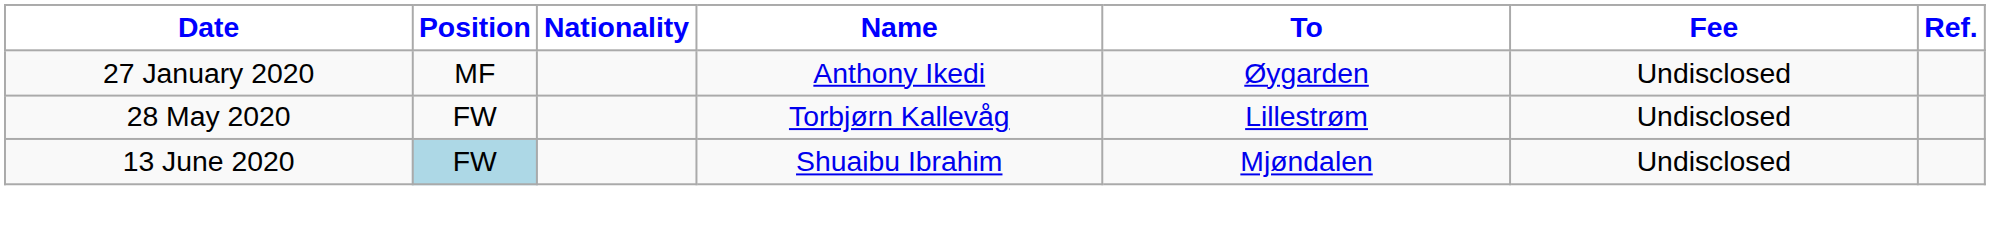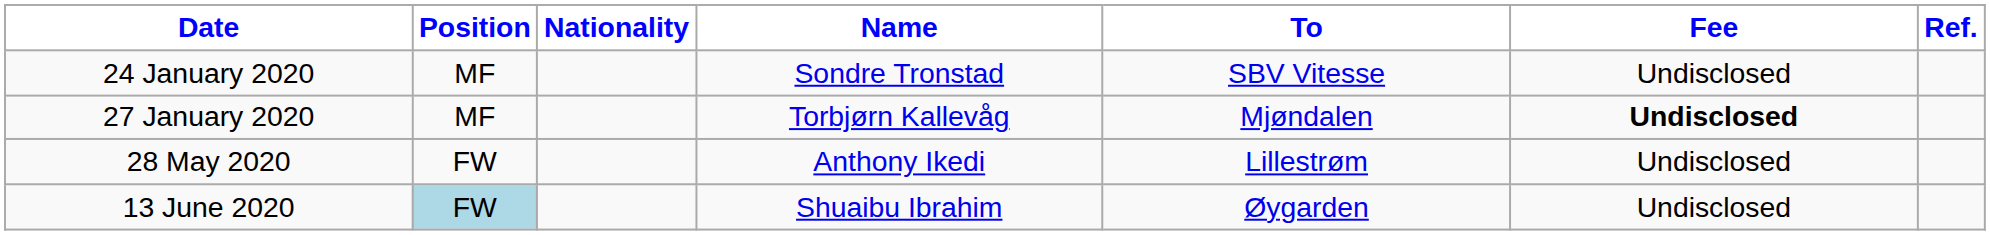+ row: (209, 73)
(899, 73) Anthony Ikedi -> (899, 117) Torbjørn Kallevåg
(1307, 73) Øygarden -> (1307, 117) Mjøndalen
(1714, 73) normal -> (1714, 117) bold
(899, 117) Torbjørn Kallevåg -> (899, 162) Anthony Ikedi
(1307, 162) Mjøndalen -> (1307, 207) Øygarden
